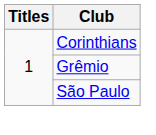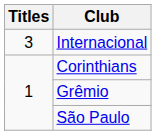+ row: (102, 42)
